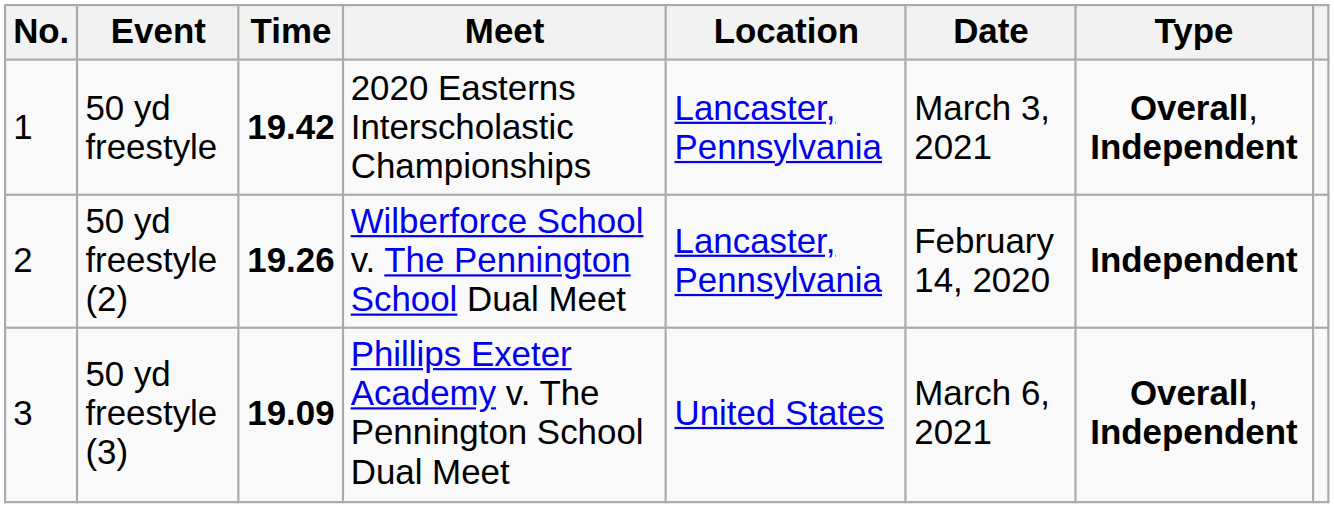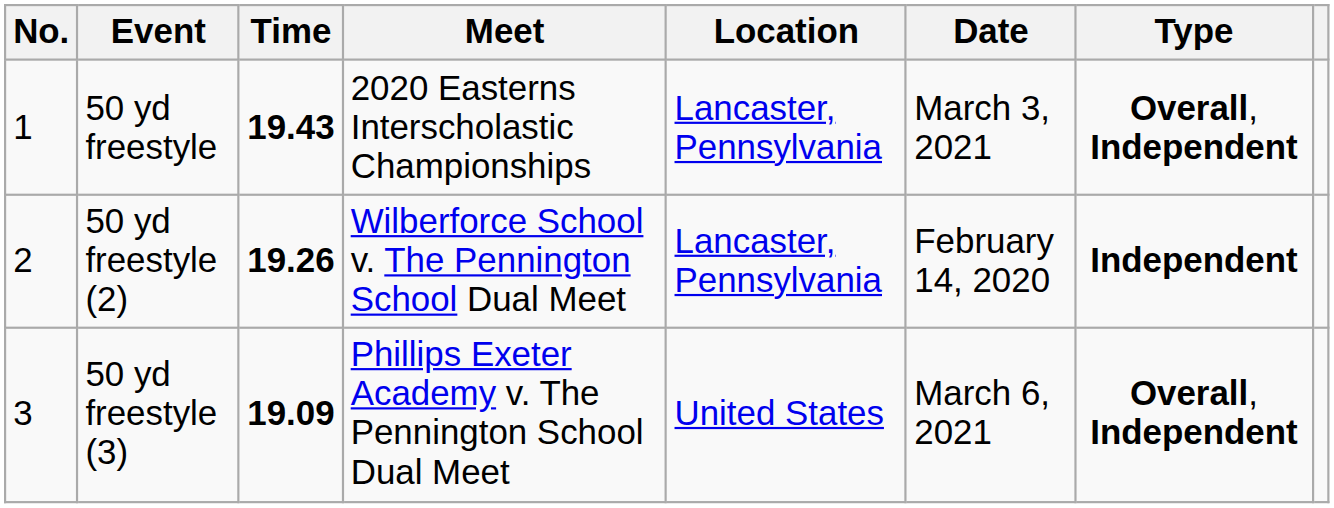(291, 126) 19.42 -> (291, 126) 19.43
